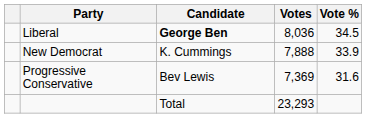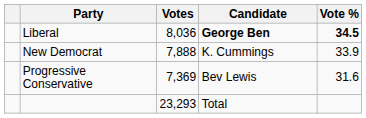columns swapped: (216, 14) <-> (296, 14)
(347, 33) normal -> (347, 33) bold
